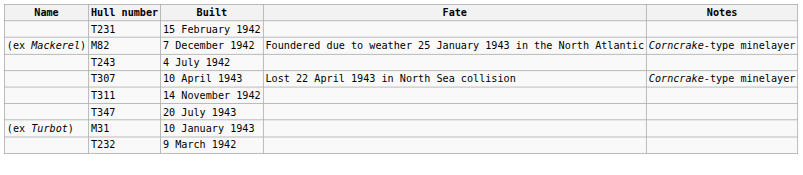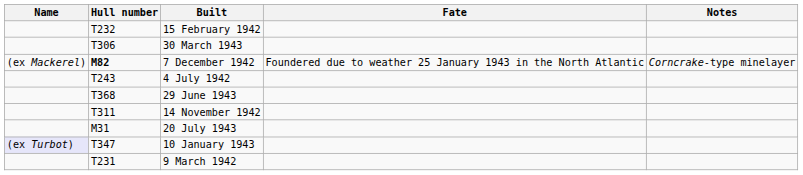(103, 29) T231 -> (103, 29) T232
+ row: (203, 46)
(100, 46) normal -> (100, 62) bold
+ row: (200, 95)
- row: (203, 79)
(103, 112) T347 -> (100, 128) M31
(40, 128) no background -> (40, 145) lavender background
(100, 128) M31 -> (103, 145) T347
(103, 145) T232 -> (103, 161) T231
